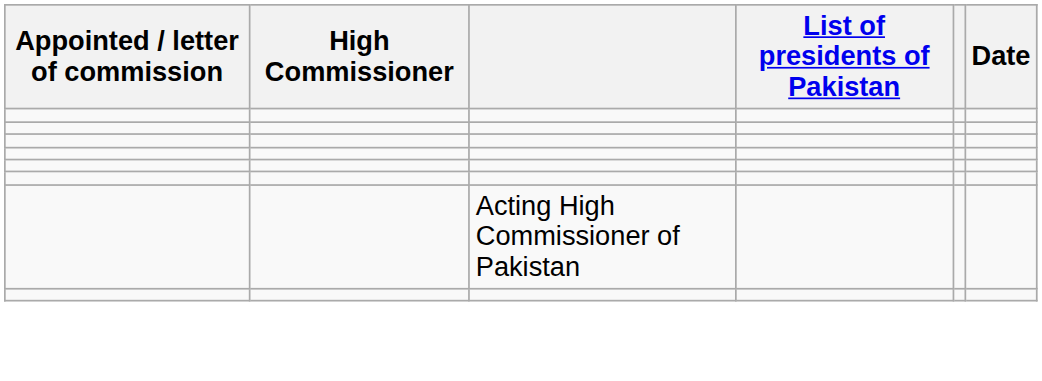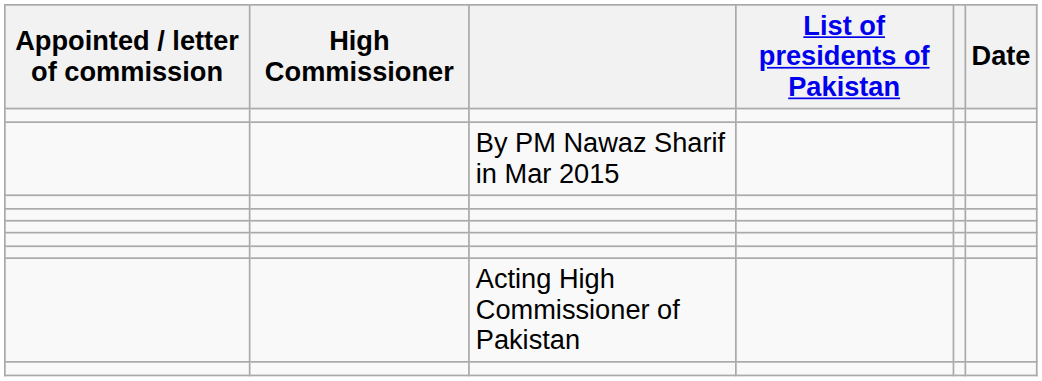+ row: (127, 159)
